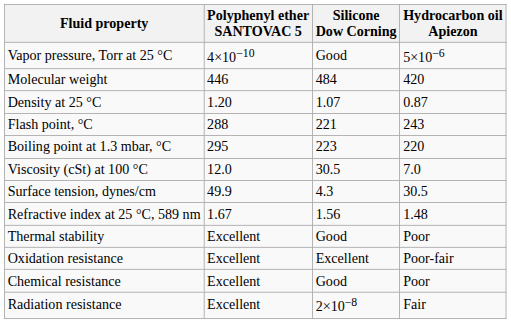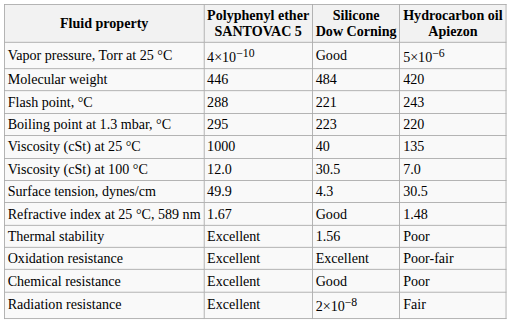- row: (54, 102)
+ row: (74, 146)
(328, 213) 1.56 -> (331, 213) Good
(331, 236) Good -> (328, 236) 1.56
